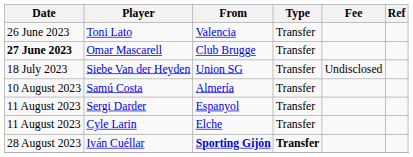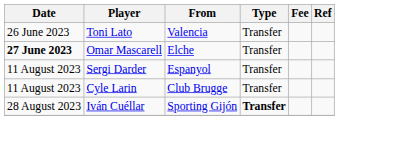(226, 50) Club Brugge -> (181, 50) Elche
- row: (138, 69)
- row: (114, 87)
(209, 124) Elche -> (197, 87) Club Brugge
(233, 143) bold -> (202, 106) normal
